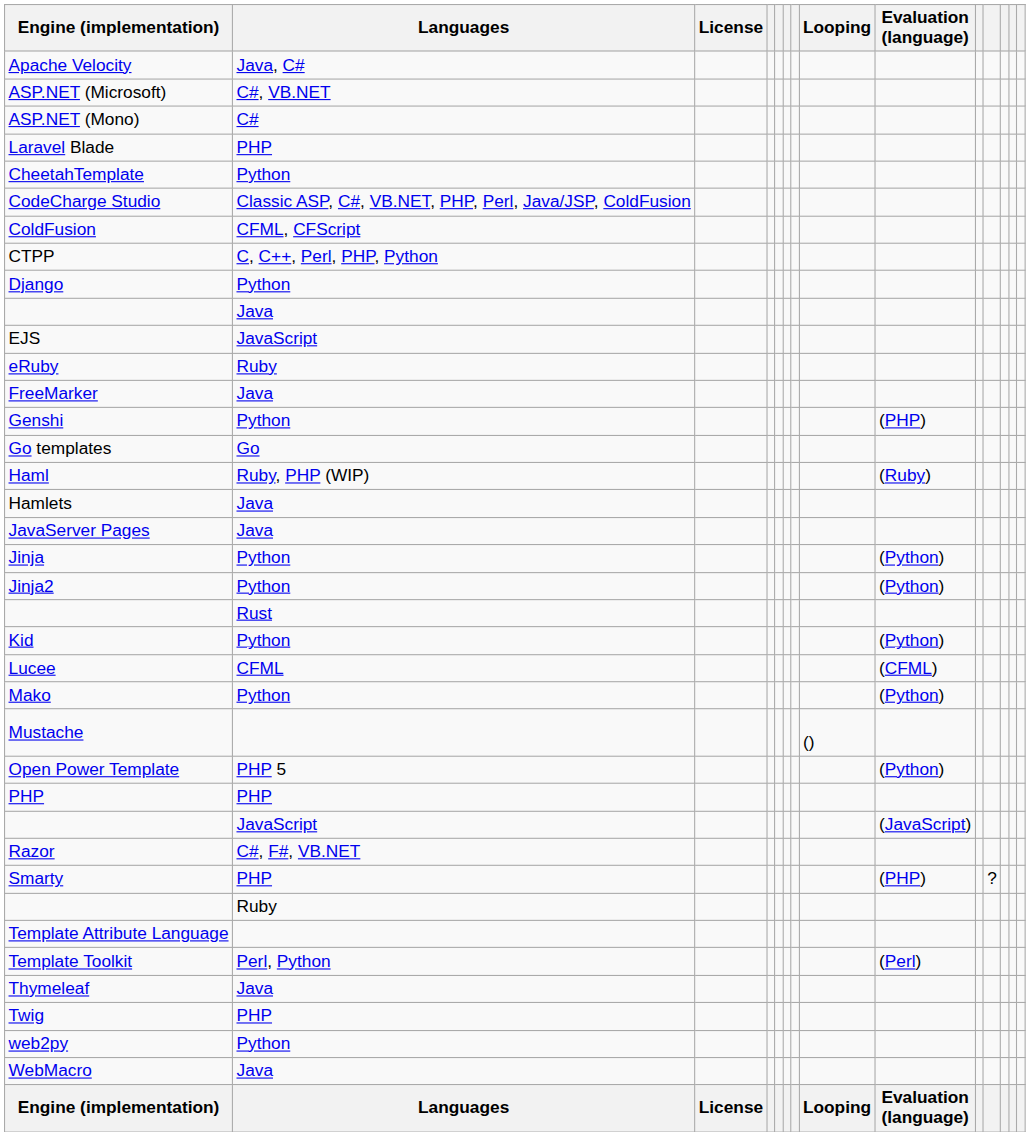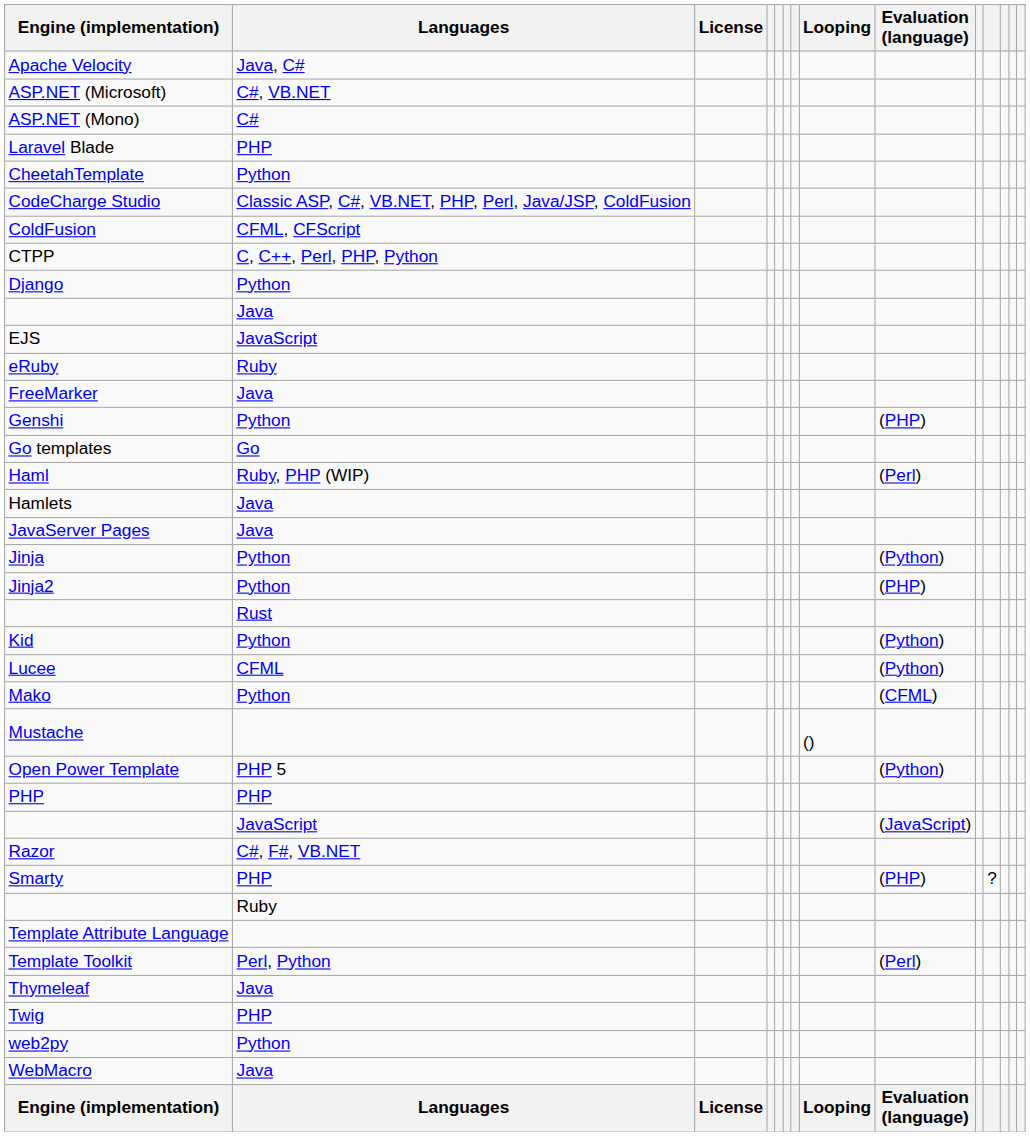(905, 476) (Ruby) -> (900, 476) (Perl)
(912, 585) (Python) -> (903, 585) (PHP)
(908, 667) (CFML) -> (912, 667) (Python)
(912, 695) (Python) -> (908, 695) (CFML)
